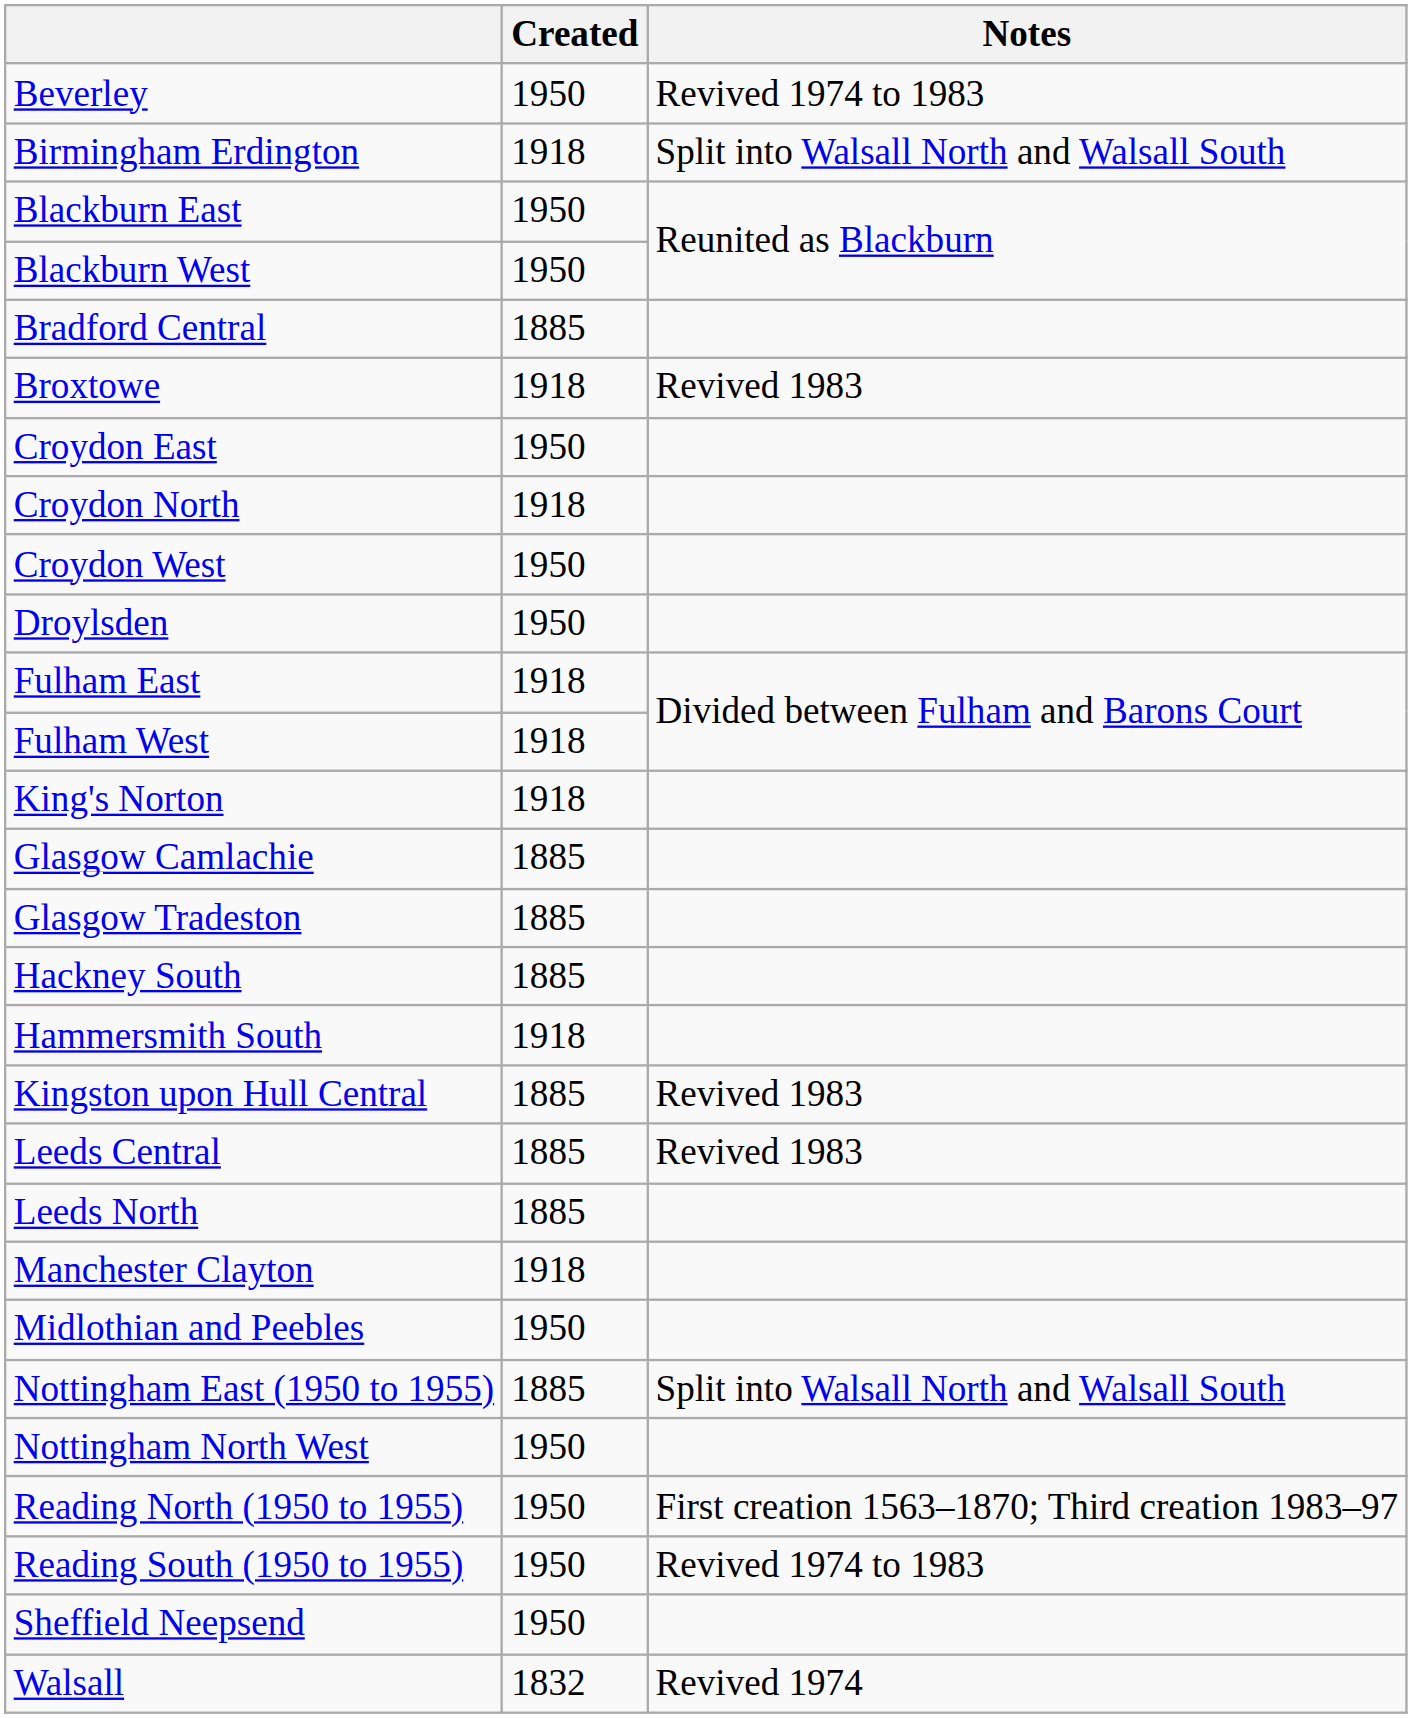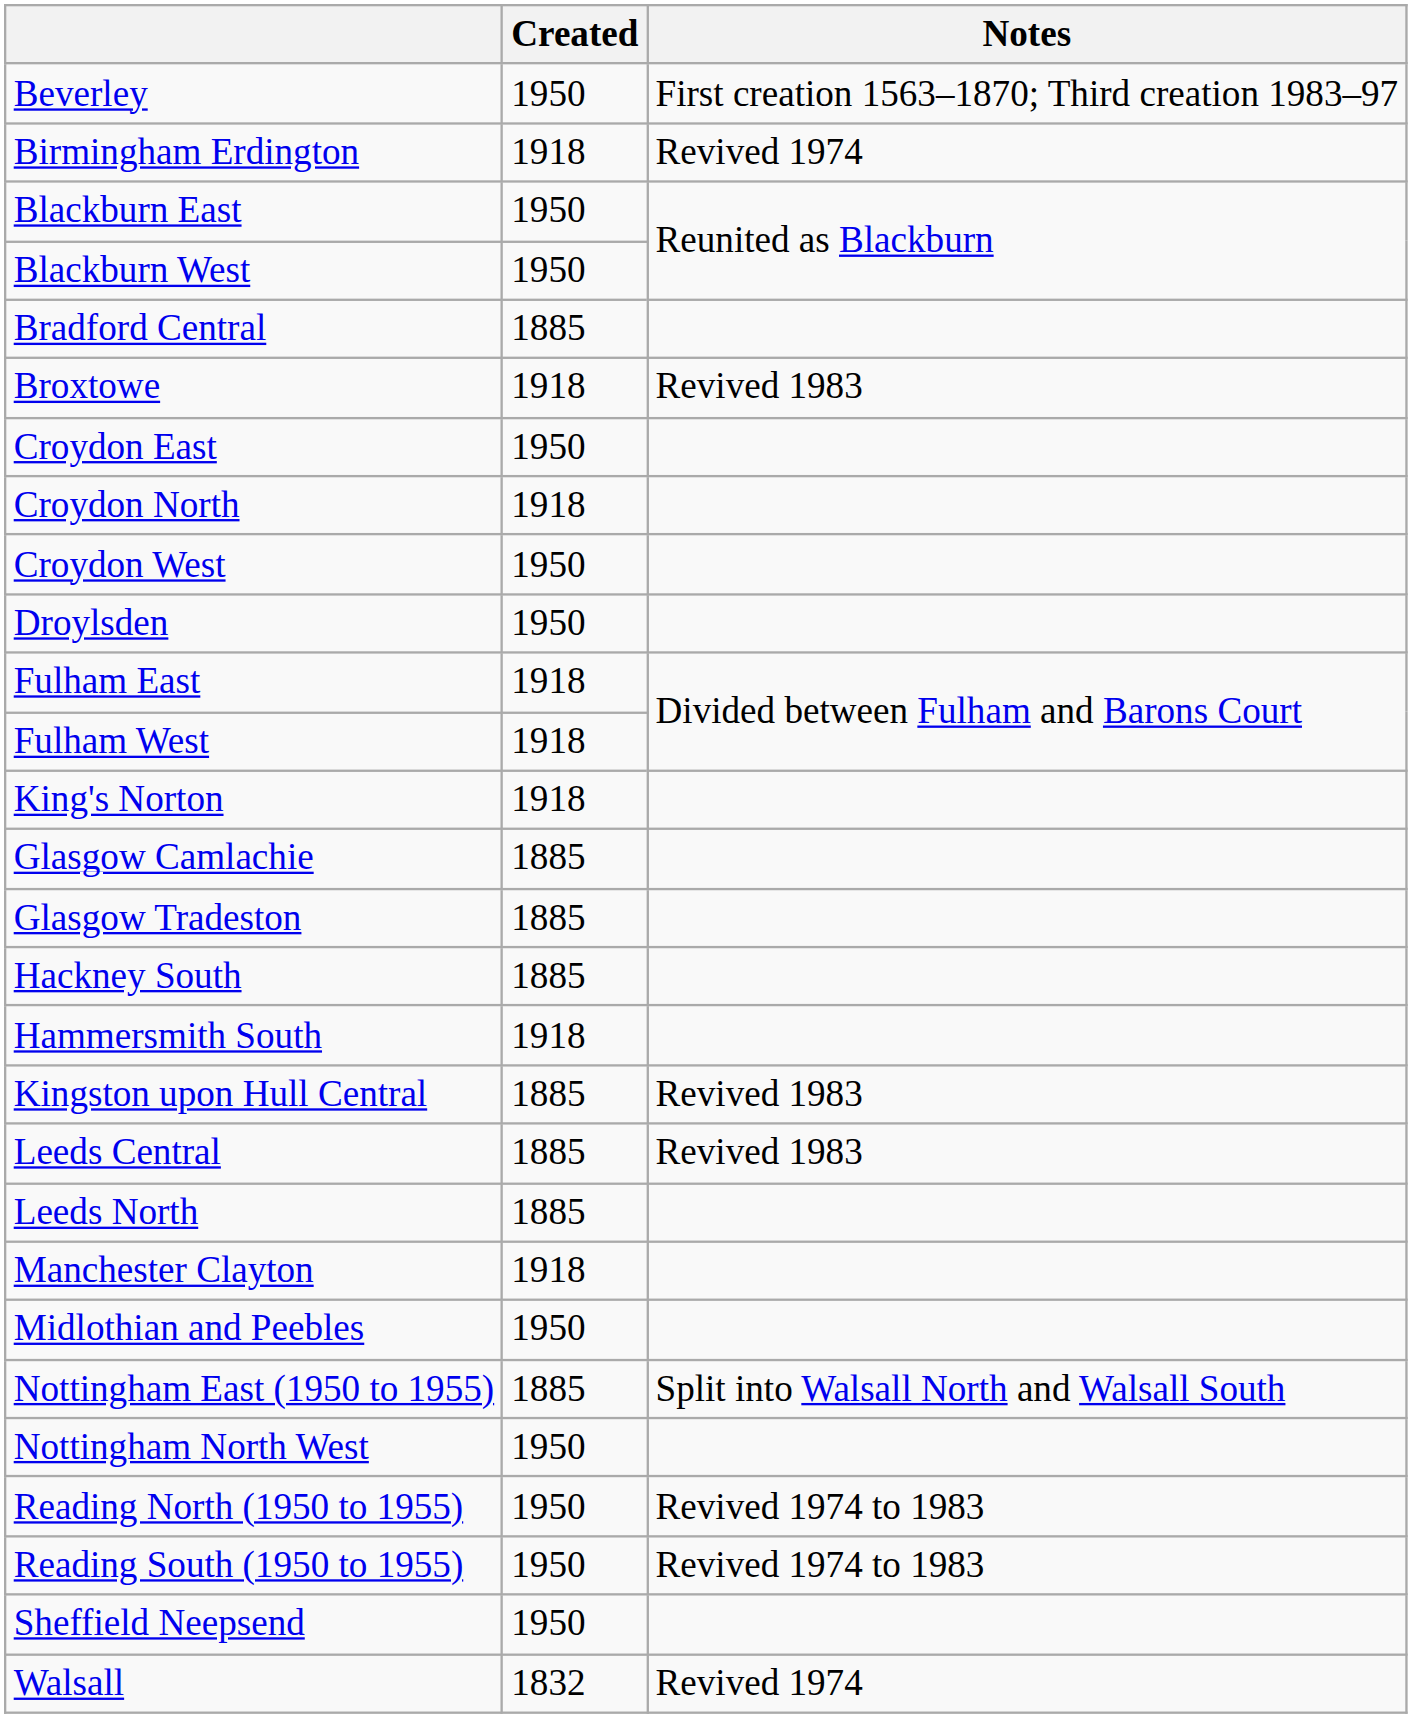(820, 92) Revived 1974 to 1983 -> (1027, 92) First creation 1563–1870; Third creation 1983–97
(970, 151) Split into Walsall North and Walsall South -> (759, 151) Revived 1974
(1027, 1505) First creation 1563–1870; Third creation 1983–97 -> (820, 1505) Revived 1974 to 1983
